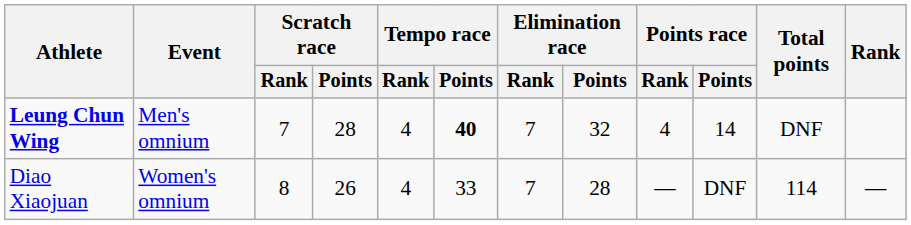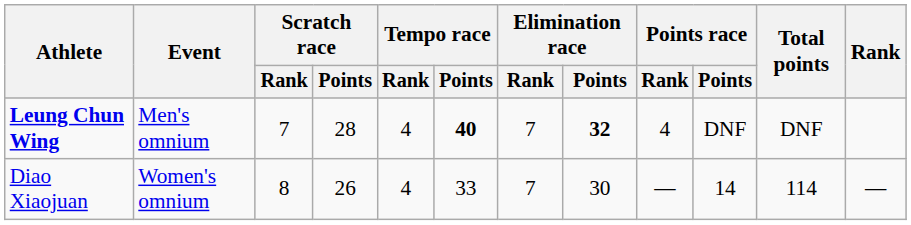(600, 128) normal -> (600, 128) bold
(725, 128) 14 -> (725, 128) DNF
(600, 188) 28 -> (600, 188) 30
(725, 188) DNF -> (725, 188) 14
